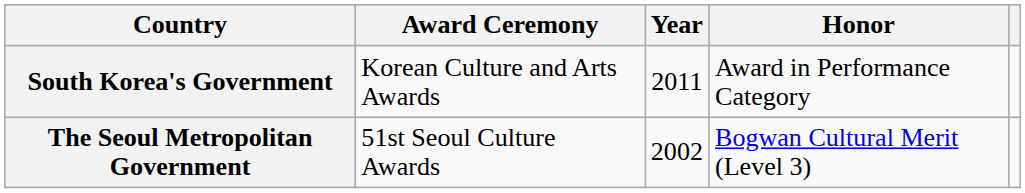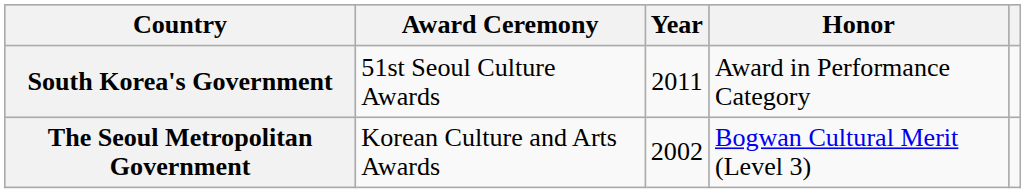(489, 81) Korean Culture and Arts Awards -> (458, 81) 51st Seoul Culture Awards
(458, 151) 51st Seoul Culture Awards -> (489, 151) Korean Culture and Arts Awards
